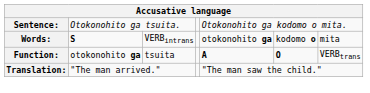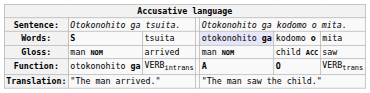(169, 39) VERBintrans -> (159, 38) tsuita
(237, 39) no background -> (237, 38) lavender background
+ row: (36, 52)
(159, 55) tsuita -> (169, 66) VERBintrans
